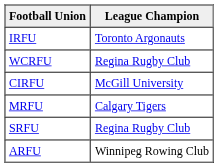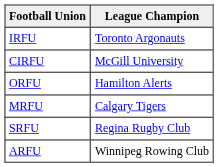- row: (30, 61)
+ row: (25, 83)
